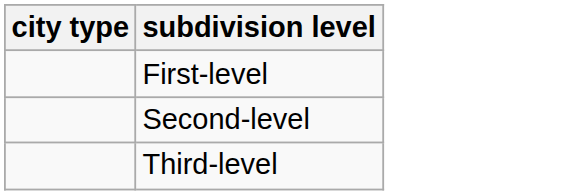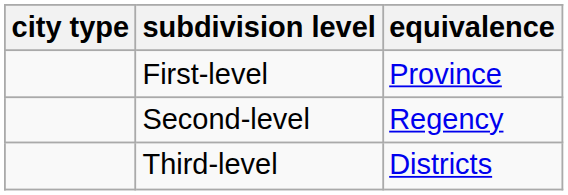+ column: (472, 27)
